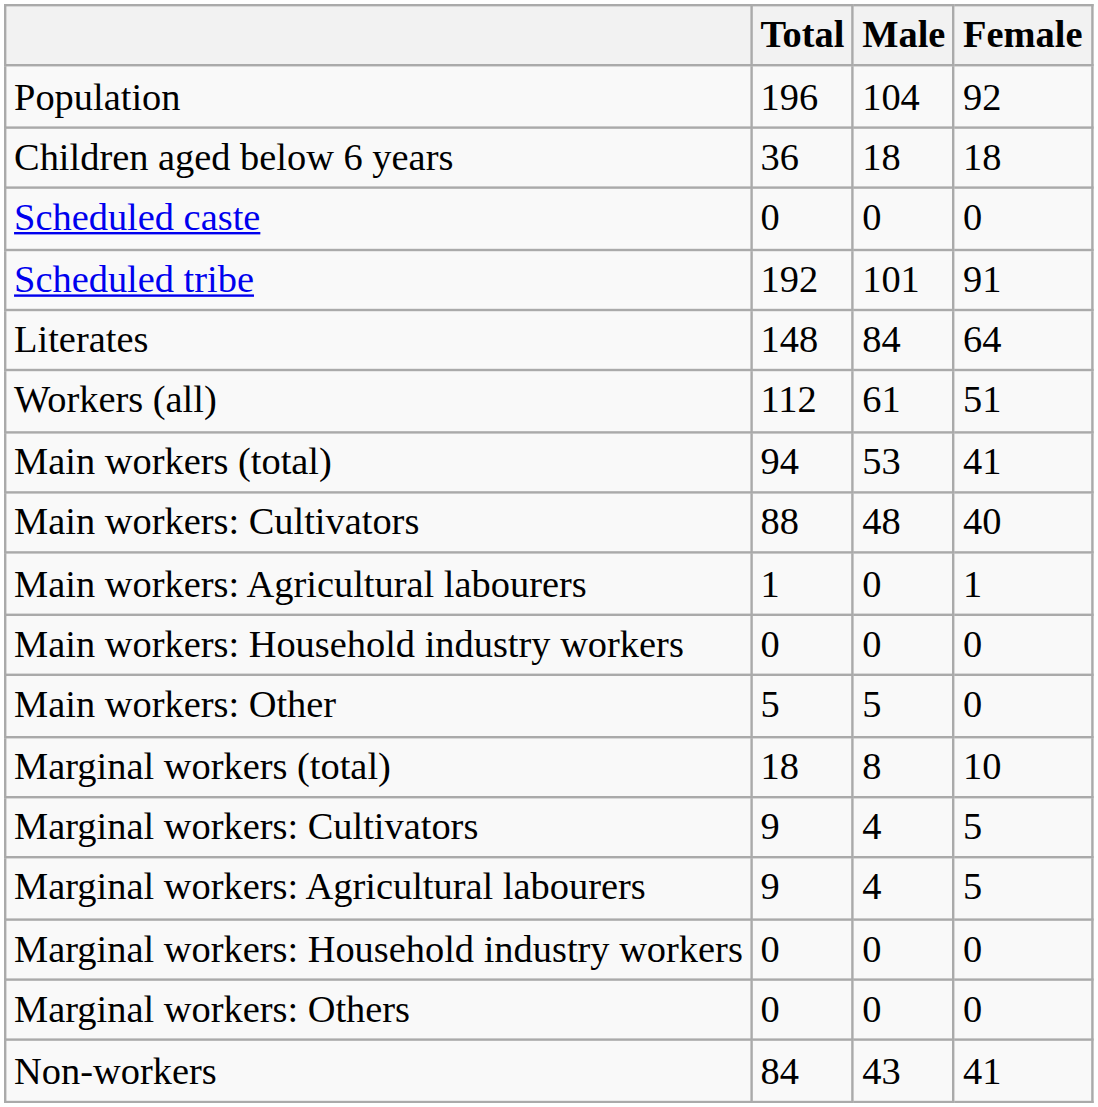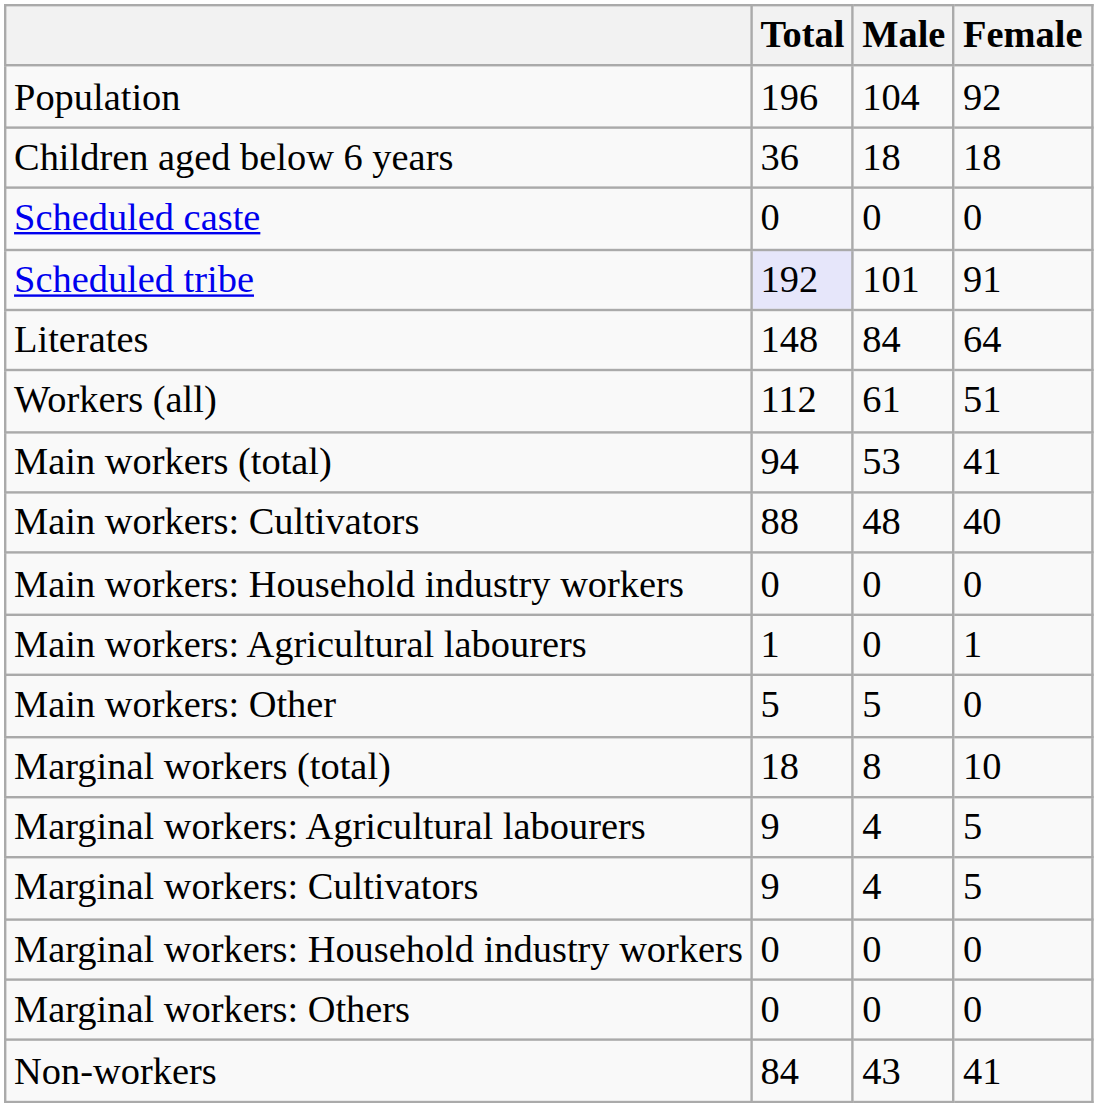(789, 278) no background -> (789, 278) lavender background
rows swapped: (300, 583) <-> (349, 643)
rows swapped: (246, 826) <-> (330, 887)
